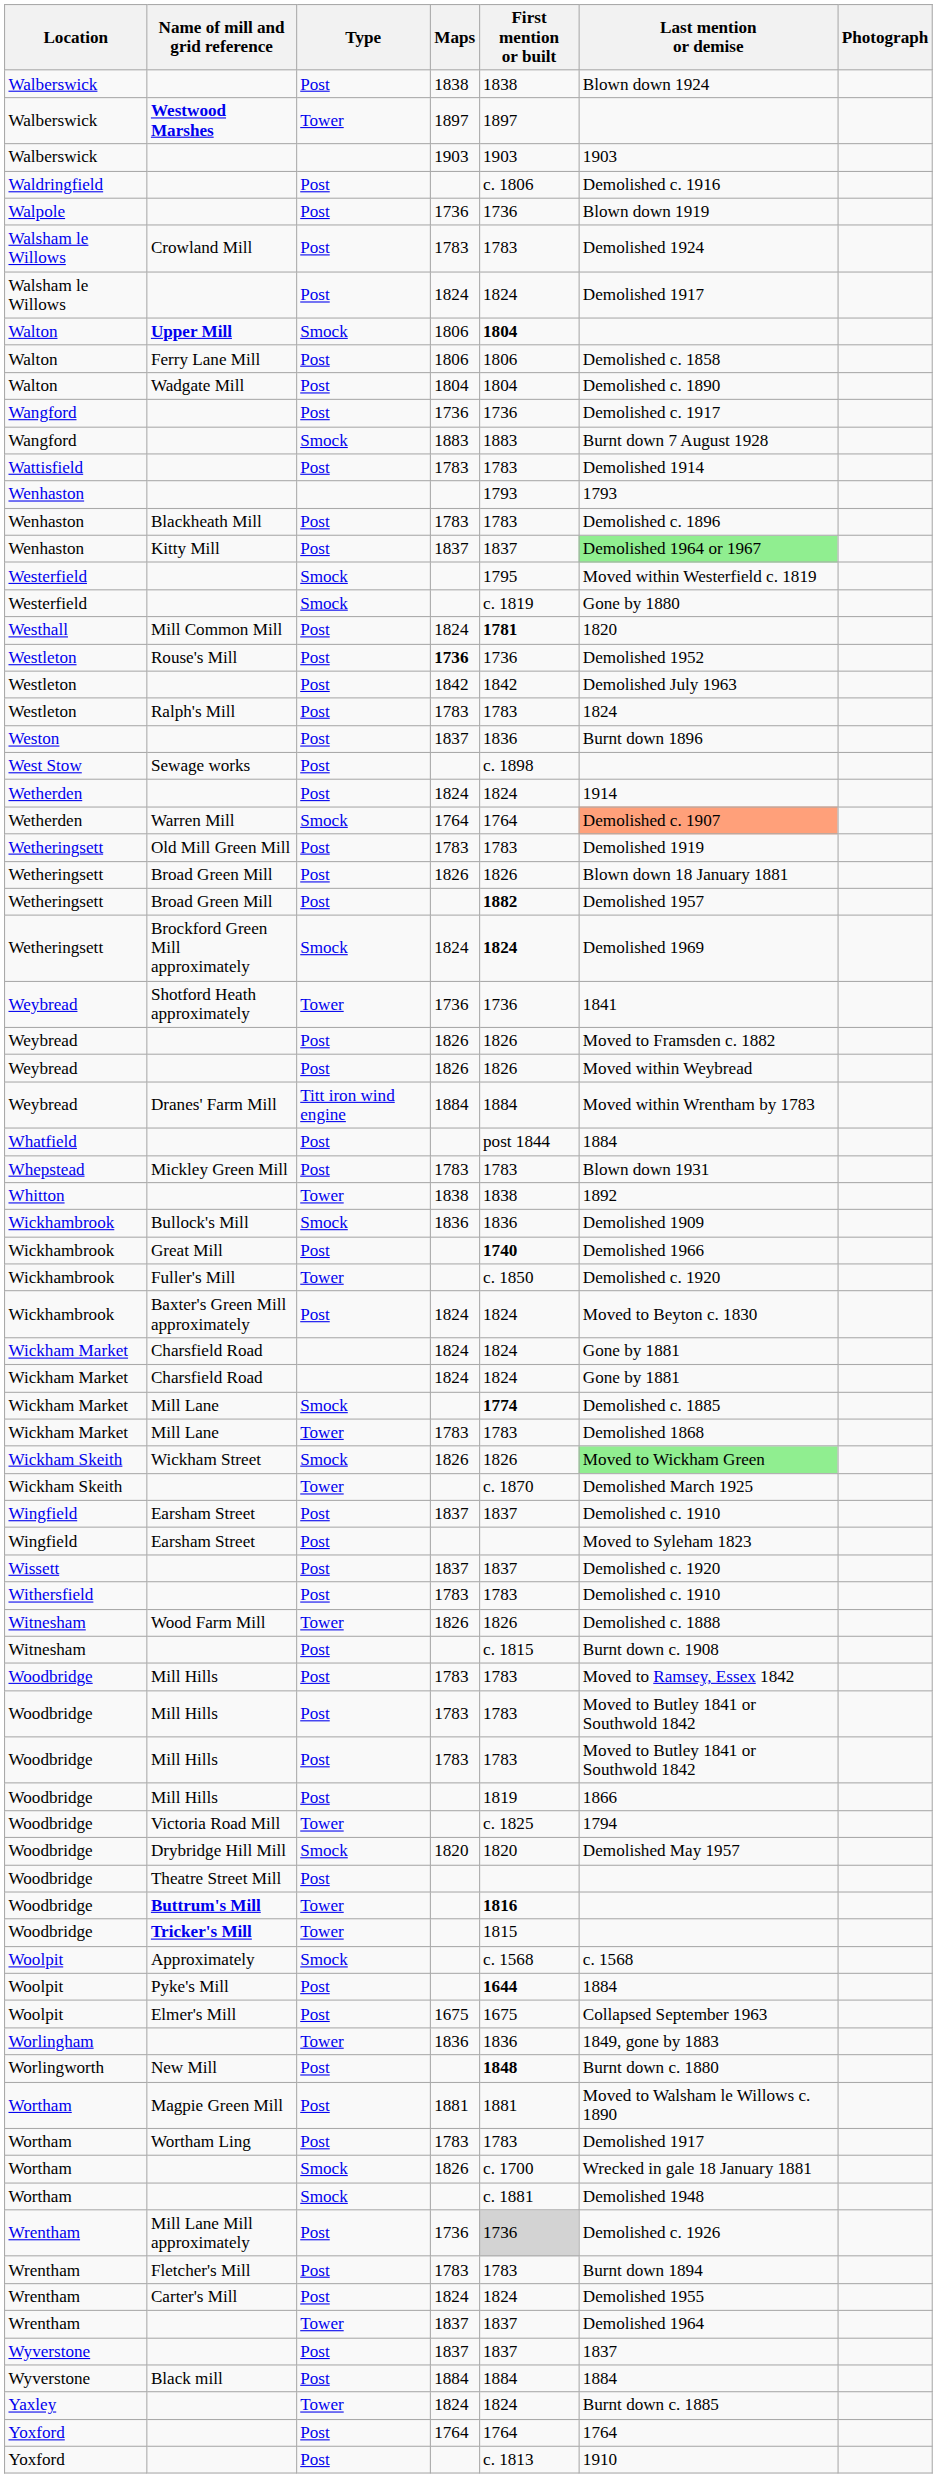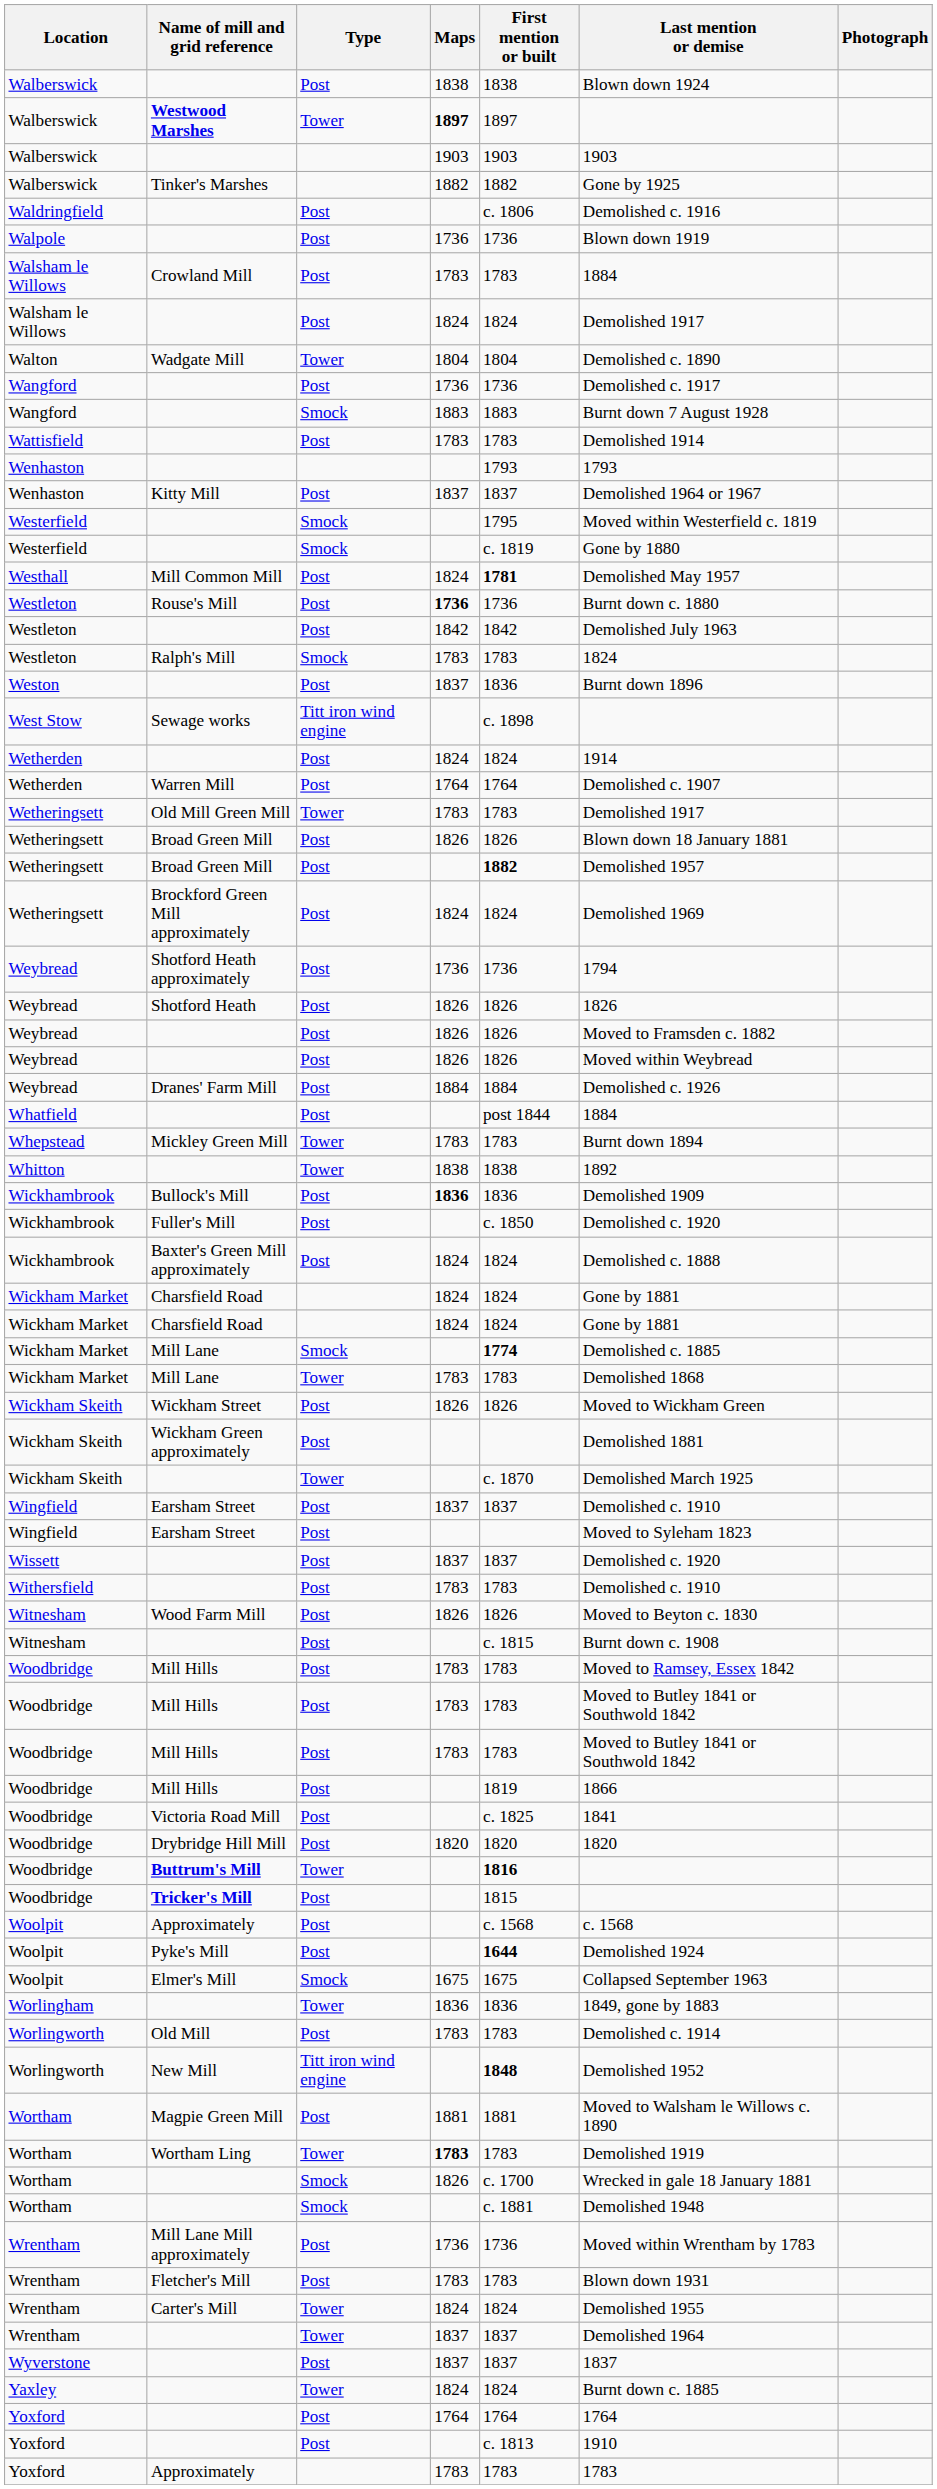(451, 120) normal -> (451, 120) bold
+ row: (53, 184)
(643, 248) Demolished 1924 -> (600, 275) 1884
- row: (33, 331)
- row: (33, 358)
(315, 385) Post -> (322, 358) Tower
- row: (46, 521)
(672, 548) lightgreen background -> (672, 494) no background
(600, 630) 1820 -> (661, 575) Demolished May 1957
(643, 657) Demolished 1952 -> (651, 603) Burnt down c. 1880
(315, 711) Post -> (324, 657) Smock
(315, 766) Post -> (347, 721) Titt iron wind engine
(324, 820) Smock -> (315, 785) Post
(652, 820) lightsalmon background -> (652, 785) no background
(315, 847) Post -> (322, 812) Tower
(643, 847) Demolished 1919 -> (643, 812) Demolished 1917
(324, 948) Smock -> (315, 913) Post
(500, 948) bold -> (500, 913) normal
(322, 1004) Tower -> (315, 969) Post
(600, 1004) 1841 -> (600, 969) 1794
+ row: (43, 1005)
(347, 1104) Titt iron wind engine -> (315, 1087) Post
(699, 1104) Moved within Wrentham by 1783 -> (652, 1087) Demolished c. 1926
(315, 1168) Post -> (322, 1141) Tower
(646, 1168) Blown down 1931 -> (643, 1141) Burnt down 1894
(324, 1223) Smock -> (315, 1196) Post
(451, 1223) normal -> (451, 1196) bold
- row: (61, 1250)
(322, 1277) Tower -> (315, 1223) Post
(670, 1314) Moved to Beyton c. 1830 -> (652, 1259) Demolished c. 1888
(324, 1459) Smock -> (315, 1405) Post
(674, 1459) lightgreen background -> (674, 1405) no background
+ row: (65, 1442)
(322, 1622) Tower -> (315, 1614) Post
(652, 1622) Demolished c. 1888 -> (670, 1614) Moved to Beyton c. 1830
(322, 1823) Tower -> (315, 1816) Post
(600, 1823) 1794 -> (600, 1816) 1841
(324, 1851) Smock -> (315, 1843) Post
(661, 1851) Demolished May 1957 -> (600, 1843) 1820
- row: (51, 1878)
(322, 1932) Tower -> (315, 1897) Post
(324, 1959) Smock -> (315, 1924) Post
(600, 1986) 1884 -> (643, 1951) Demolished 1924
(315, 2014) Post -> (324, 1978) Smock
+ row: (56, 2033)
(315, 2068) Post -> (347, 2070) Titt iron wind engine
(651, 2068) Burnt down c. 1880 -> (643, 2070) Demolished 1952
(315, 2141) Post -> (322, 2153) Tower
(451, 2141) normal -> (451, 2153) bold
(643, 2141) Demolished 1917 -> (643, 2153) Demolished 1919
(500, 2232) lightgrey background -> (500, 2244) no background
(652, 2232) Demolished c. 1926 -> (699, 2244) Moved within Wrentham by 1783
(643, 2269) Burnt down 1894 -> (646, 2281) Blown down 1931
(315, 2296) Post -> (322, 2308) Tower
- row: (49, 2378)
+ row: (37, 2471)
